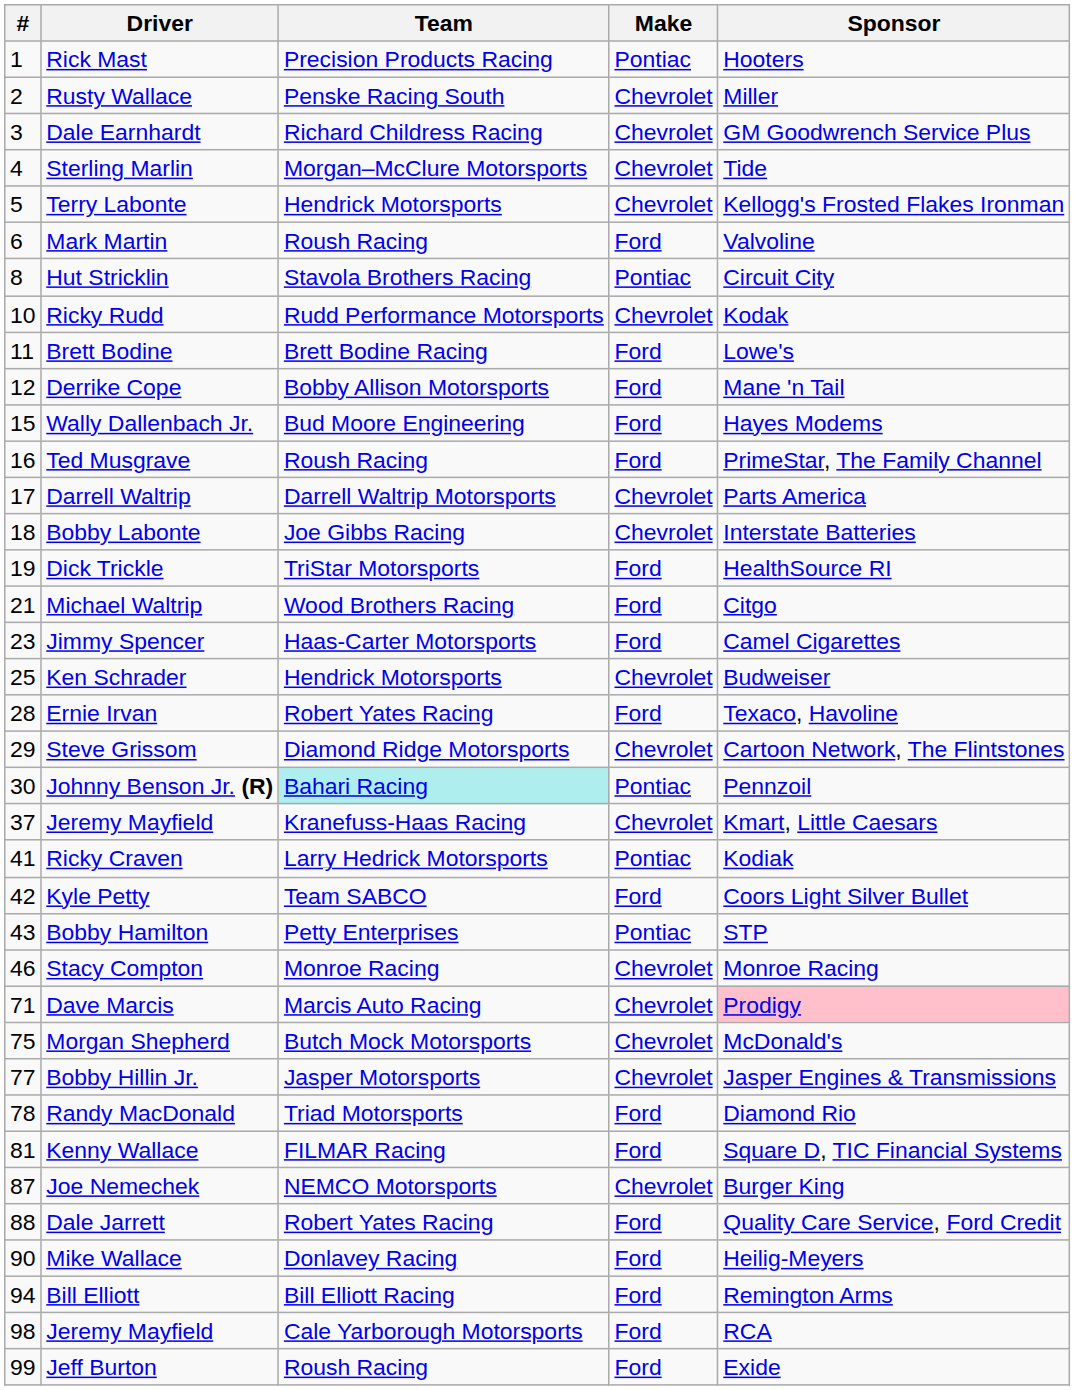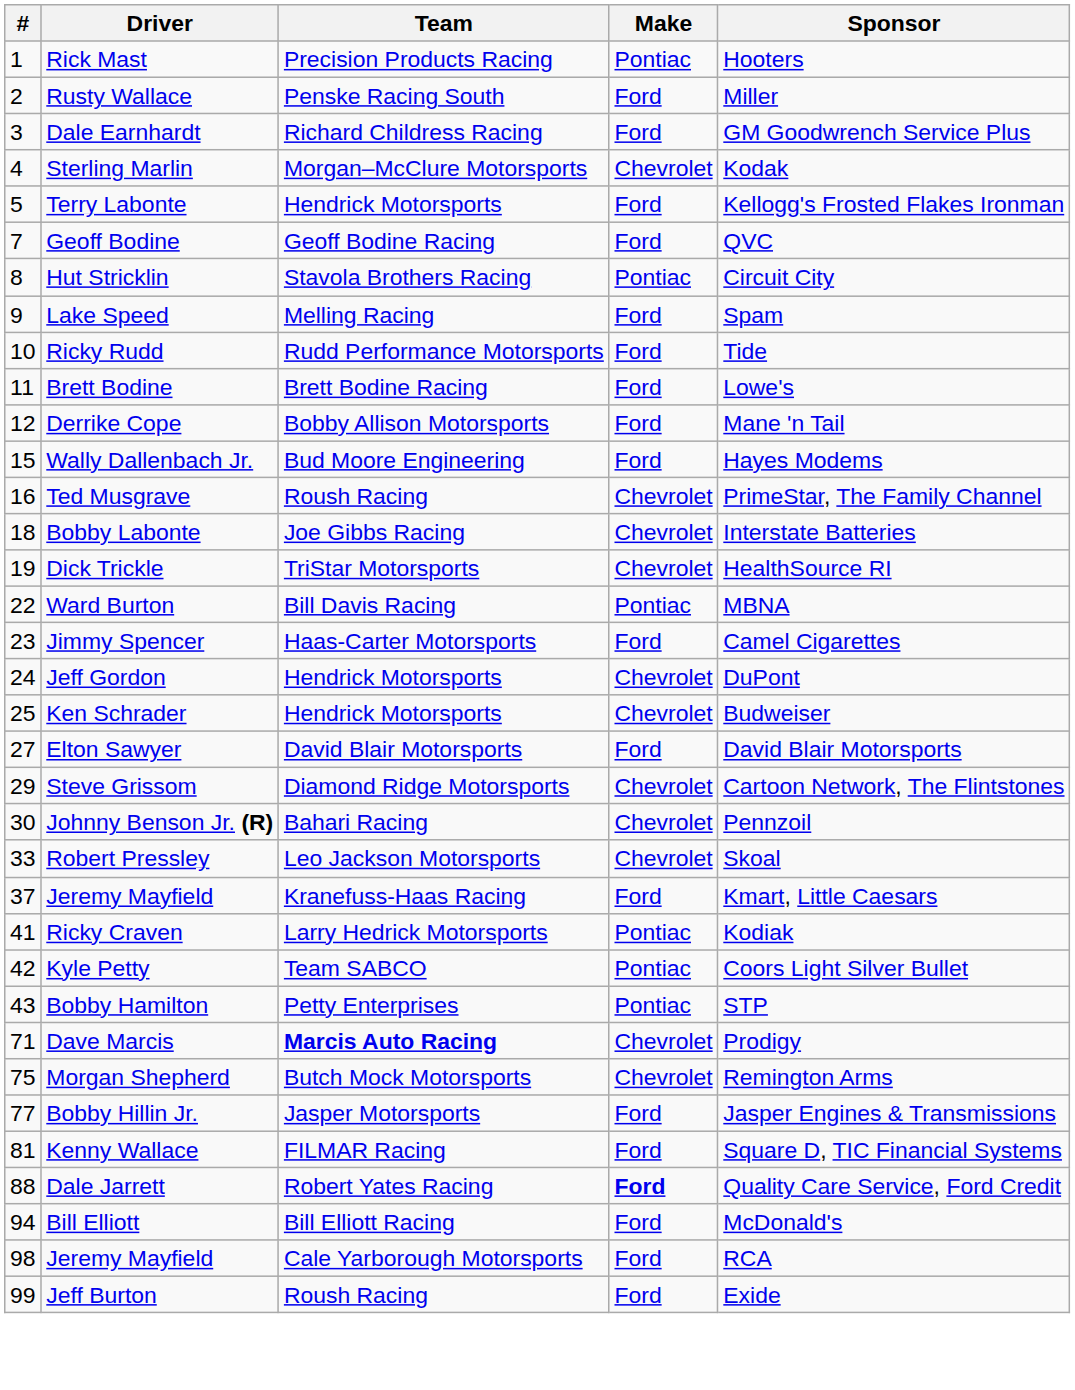(664, 96) Chevrolet -> (638, 96) Ford
(664, 132) Chevrolet -> (638, 132) Ford
(745, 168) Tide -> (756, 168) Kodak
(664, 205) Chevrolet -> (638, 205) Ford
- row: (16, 241)
+ row: (16, 241)
+ row: (16, 314)
(664, 314) Chevrolet -> (638, 350) Ford
(756, 314) Kodak -> (745, 350) Tide
(638, 459) Ford -> (664, 495) Chevrolet
- row: (23, 495)
(638, 568) Ford -> (664, 568) Chevrolet
- row: (23, 604)
+ row: (23, 604)
+ row: (23, 677)
+ row: (23, 750)
- row: (23, 713)
(356, 786) paleturquoise background -> (356, 822) no background
(653, 786) Pontiac -> (664, 822) Chevrolet
+ row: (23, 859)
(664, 822) Chevrolet -> (638, 895) Ford
(638, 895) Ford -> (653, 968) Pontiac
- row: (23, 968)
(383, 1004) normal -> (391, 1040) bold
(762, 1004) pink background -> (762, 1040) no background
(783, 1040) McDonald's -> (808, 1077) Remington Arms
(664, 1077) Chevrolet -> (638, 1113) Ford
- row: (23, 1113)
- row: (23, 1186)
(638, 1222) normal -> (640, 1186) bold
- row: (23, 1258)
(808, 1295) Remington Arms -> (783, 1222) McDonald's
